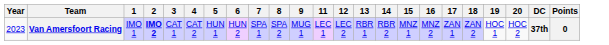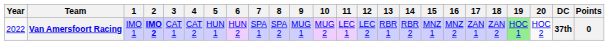+ column: (325, 11)
(16, 28) 2023 -> (16, 28) 2022
(495, 28) no background -> (518, 28) lightgreen background
